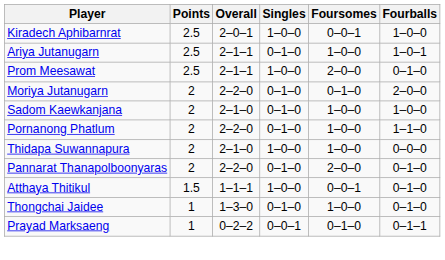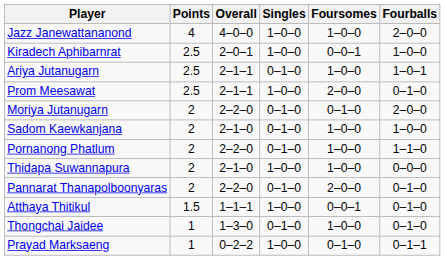+ row: (69, 33)
(284, 226) 0–0–1 -> (284, 245) 1–0–0
